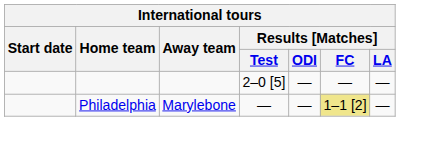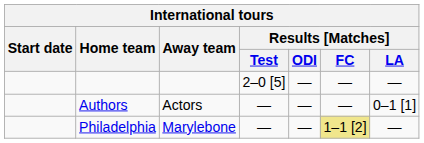+ row: (103, 104)
